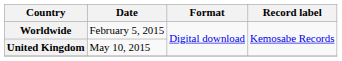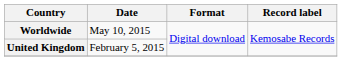(127, 30) February 5, 2015 -> (120, 30) May 10, 2015
(120, 47) May 10, 2015 -> (127, 47) February 5, 2015
